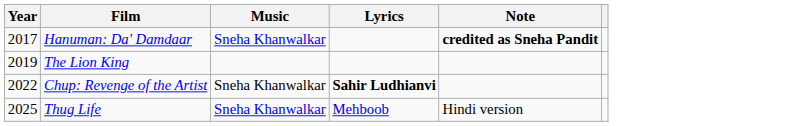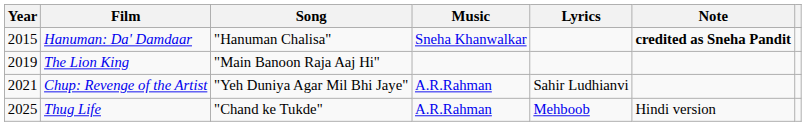+ column: (311, 16)
(23, 39) 2017 -> (23, 39) 2015
(23, 86) 2022 -> (23, 86) 2021
(270, 86) Sneha Khanwalkar -> (453, 86) A.R.Rahman
(384, 86) bold -> (581, 86) normal
(270, 109) Sneha Khanwalkar -> (453, 109) A.R.Rahman
